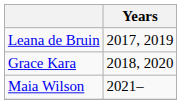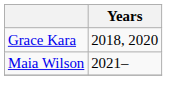- row: (54, 39)
